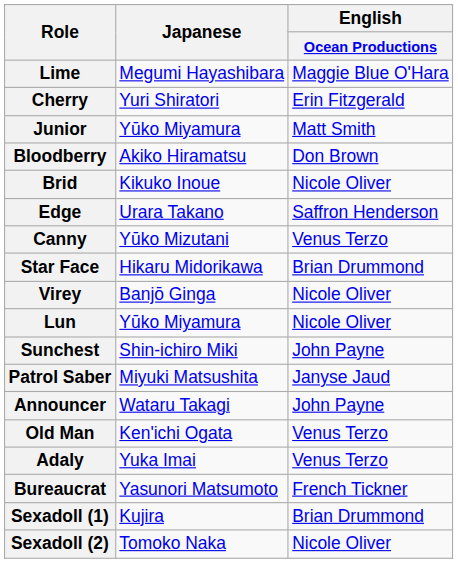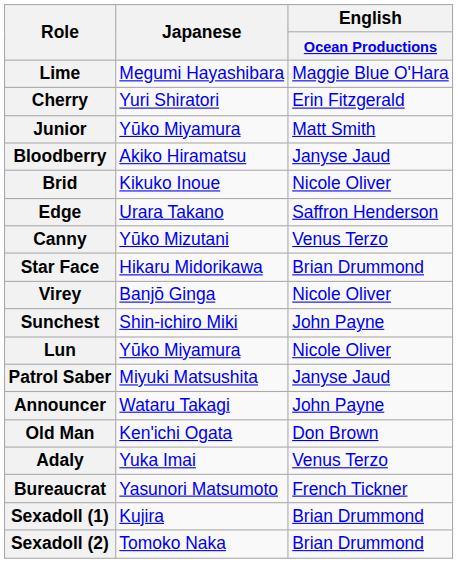(335, 156) Don Brown -> (341, 156) Janyse Jaud
rows swapped: (60, 322) <-> (60, 350)
(340, 433) Venus Terzo -> (335, 433) Don Brown
(342, 543) Nicole Oliver -> (358, 543) Brian Drummond
